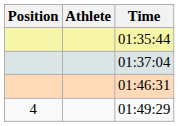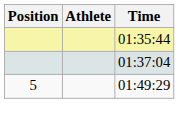- row: (144, 86)
(33, 109) 4 -> (33, 86) 5
